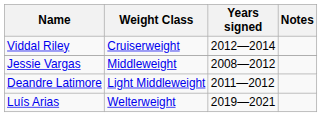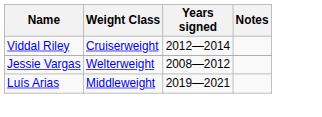(142, 64) Middleweight -> (120, 64) Welterweight
- row: (54, 83)
(141, 102) Welterweight -> (121, 83) Middleweight
